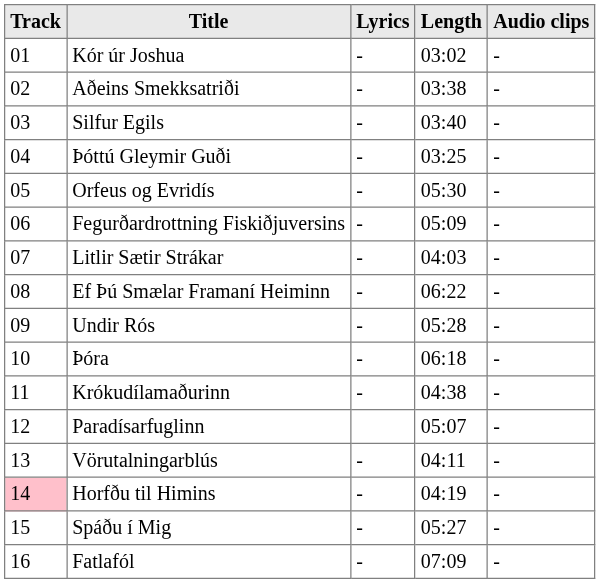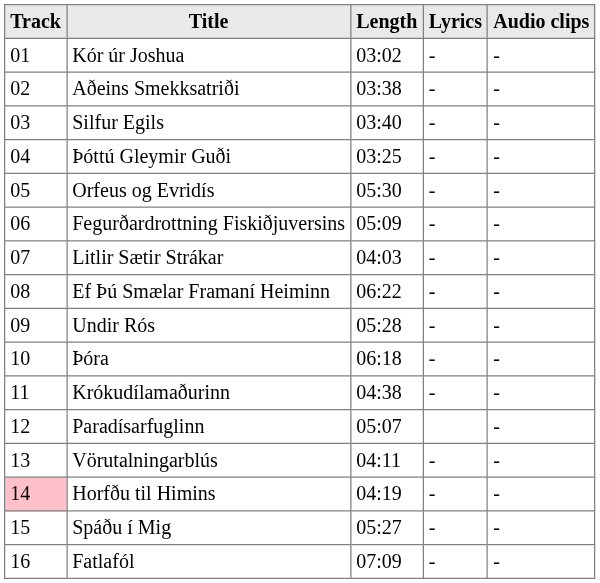columns swapped: (451, 21) <-> (383, 21)
